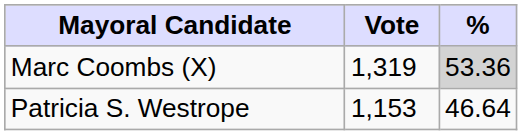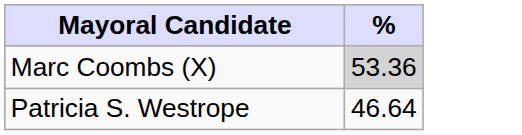- column: (392, 25)
